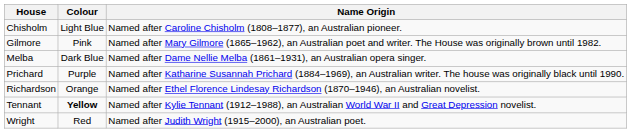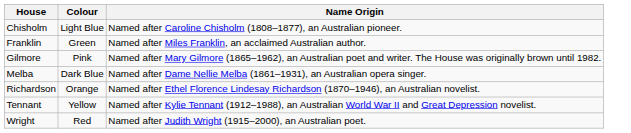+ row: (24, 43)
- row: (25, 74)
(82, 105) bold -> (82, 105) normal
